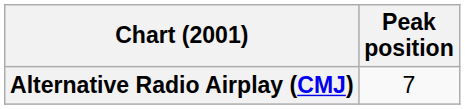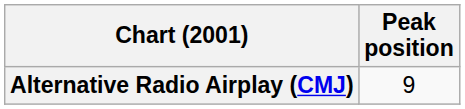(409, 85) 7 -> (409, 85) 9
